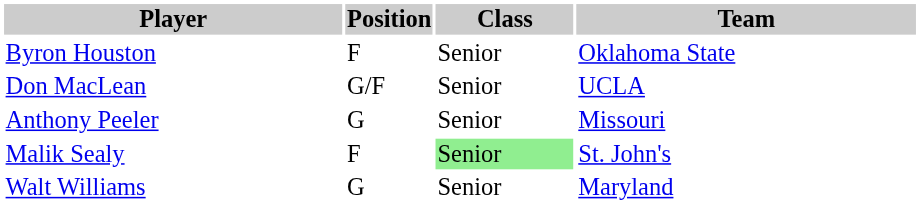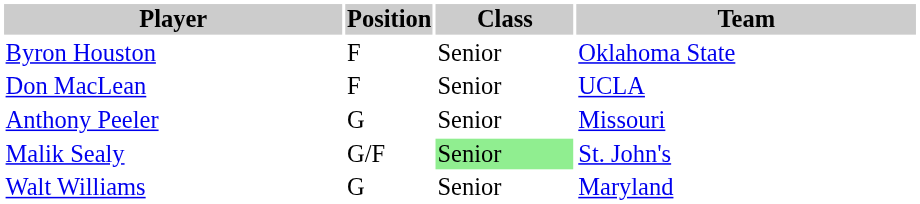(366, 86) G/F -> (354, 86) F
(354, 153) F -> (366, 153) G/F
